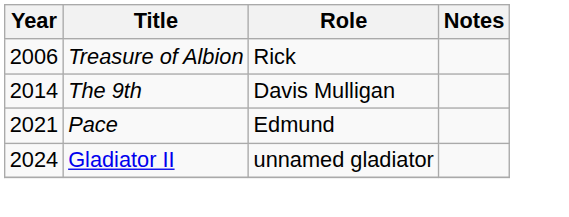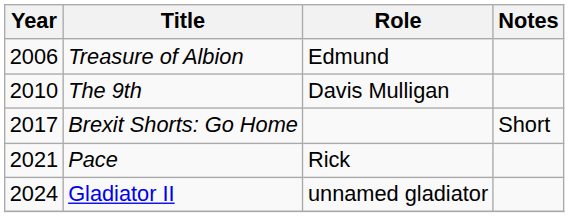(275, 56) Rick -> (348, 56) Edmund
(34, 90) 2014 -> (34, 90) 2010
+ row: (183, 125)
(294, 125) Edmund -> (329, 159) Rick
